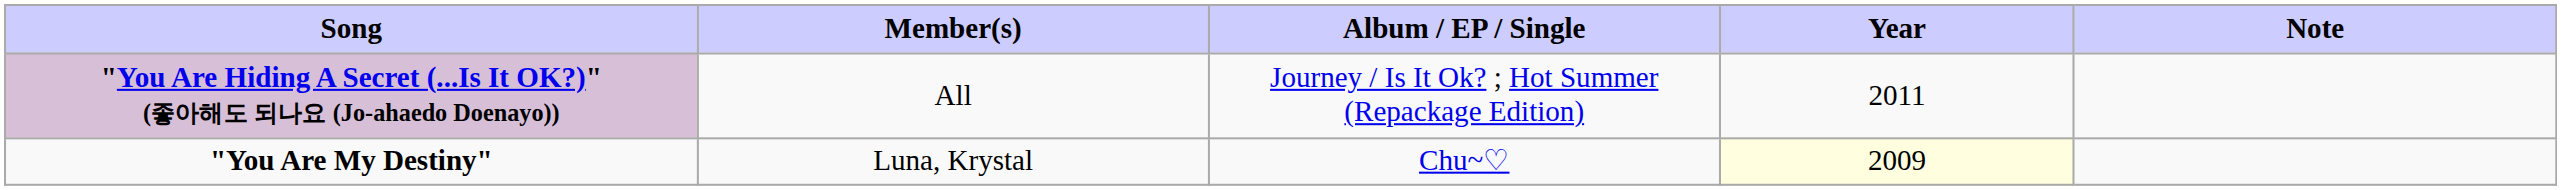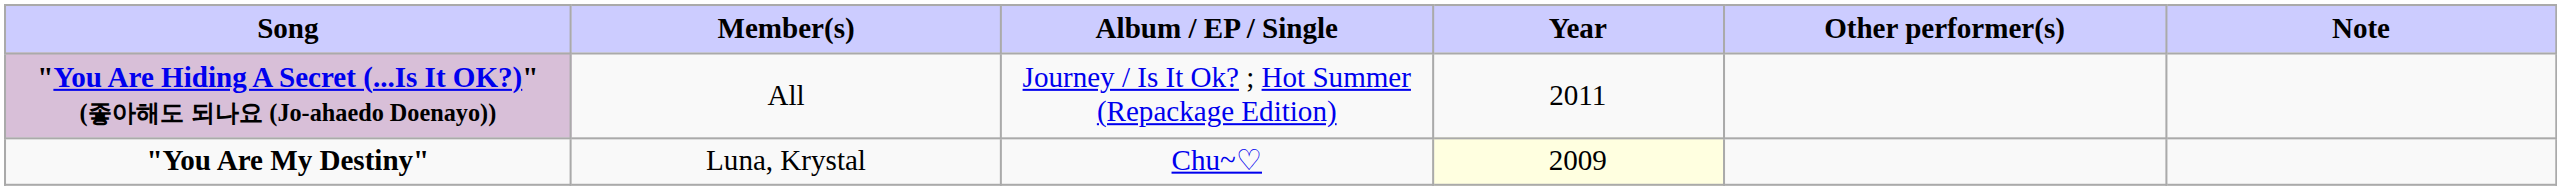+ column: (1945, 28)
